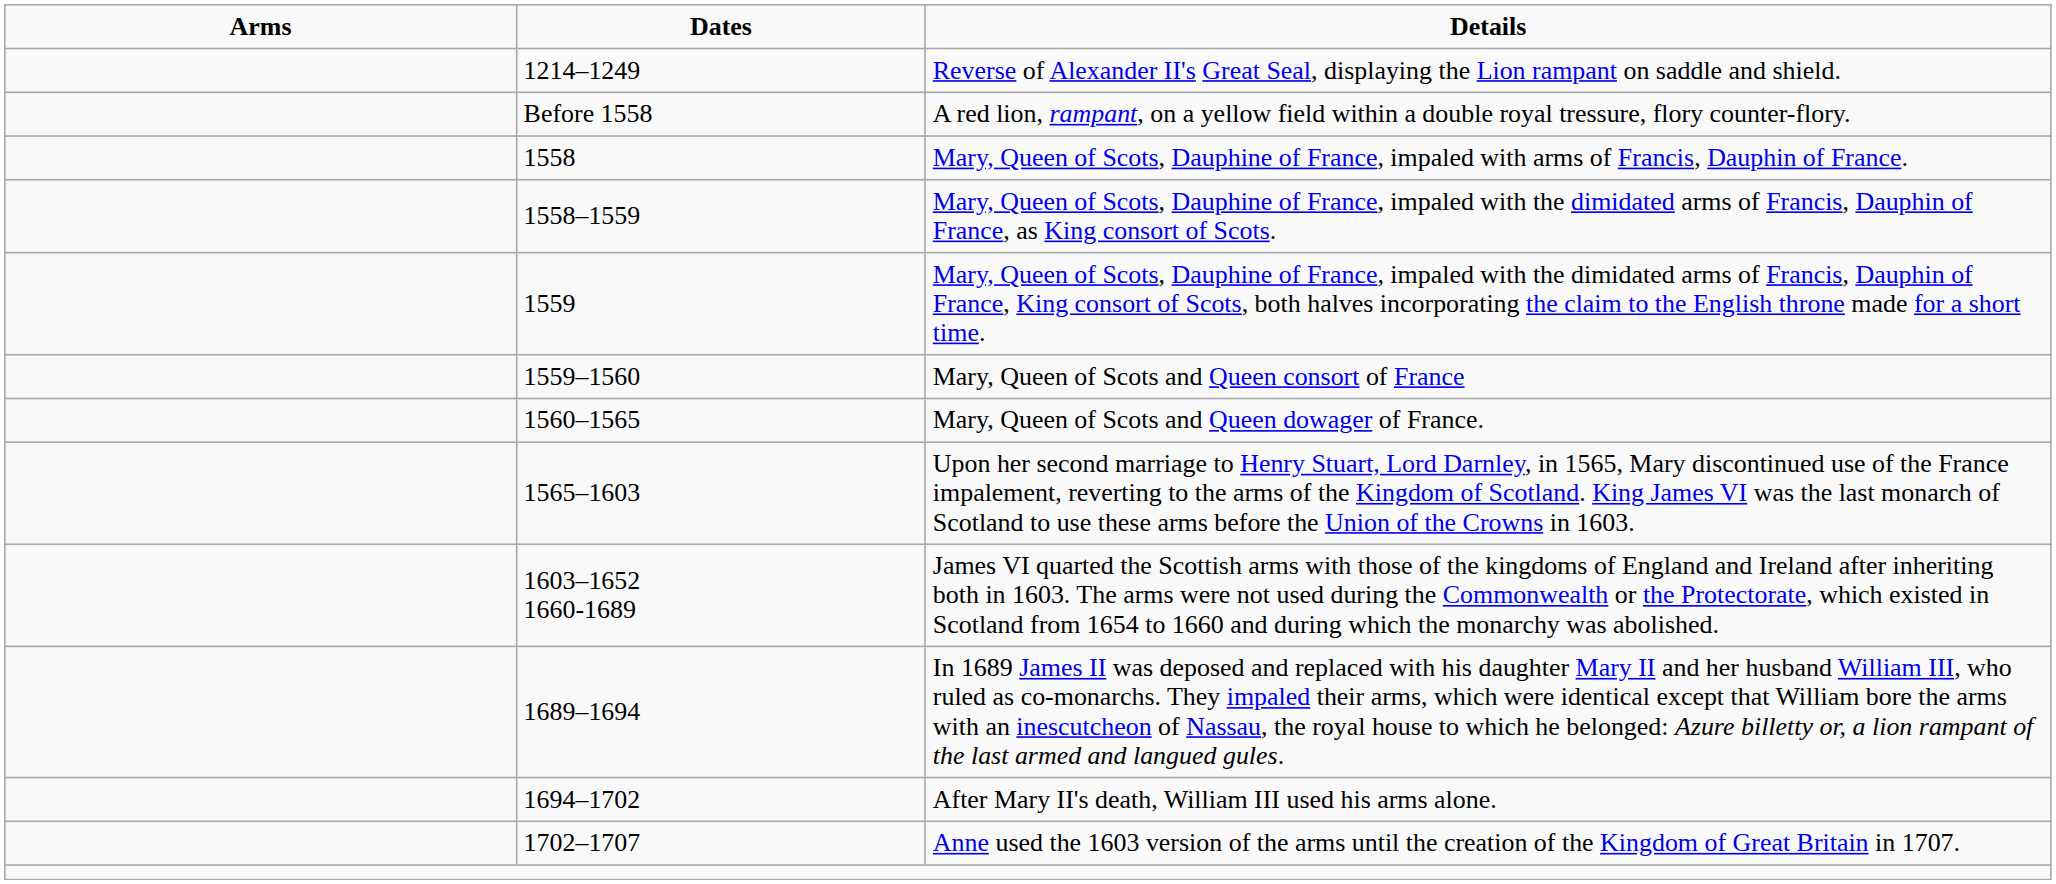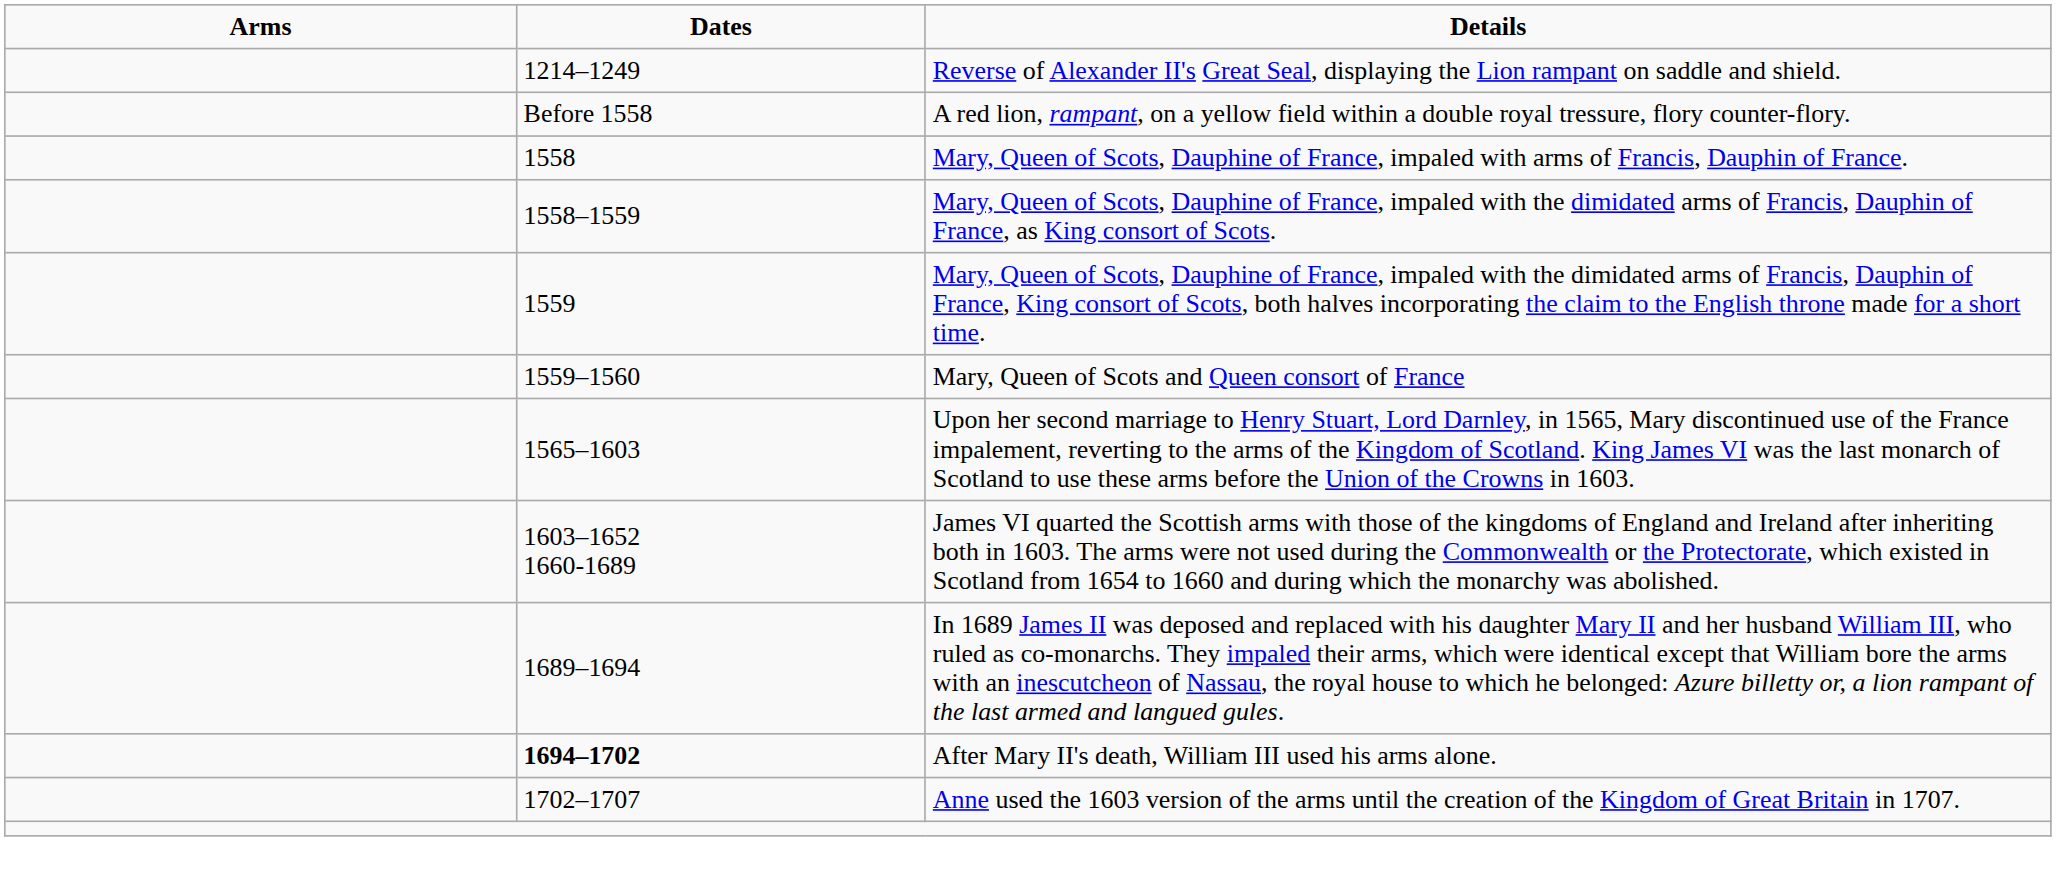- row: (1208, 420)
(582, 799) normal -> (582, 755) bold
